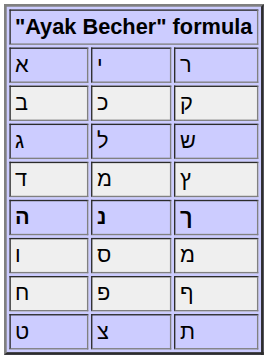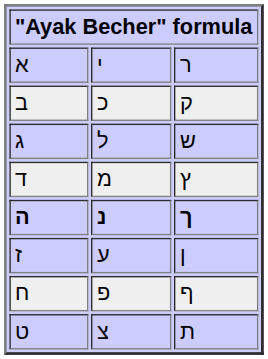- row: (18, 255)
+ row: (18, 255)
